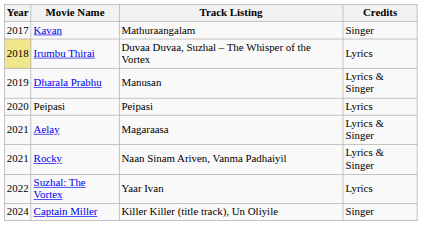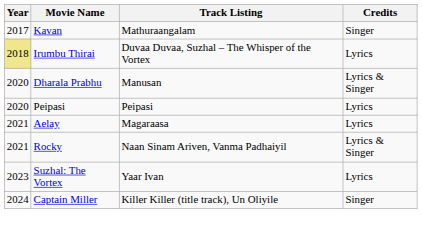(18, 83) 2019 -> (18, 83) 2020
(365, 130) Lyrics & Singer -> (359, 123) Lyrics
(18, 188) 2022 -> (18, 176) 2023
